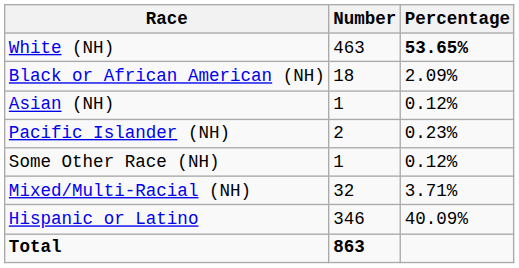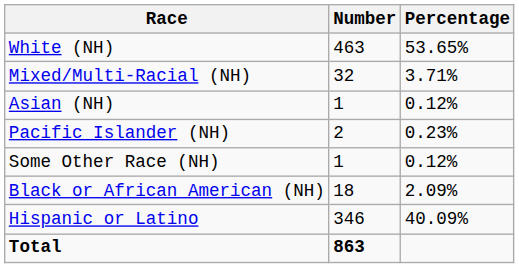(436, 48) bold -> (436, 48) normal
rows swapped: (167, 76) <-> (130, 191)
